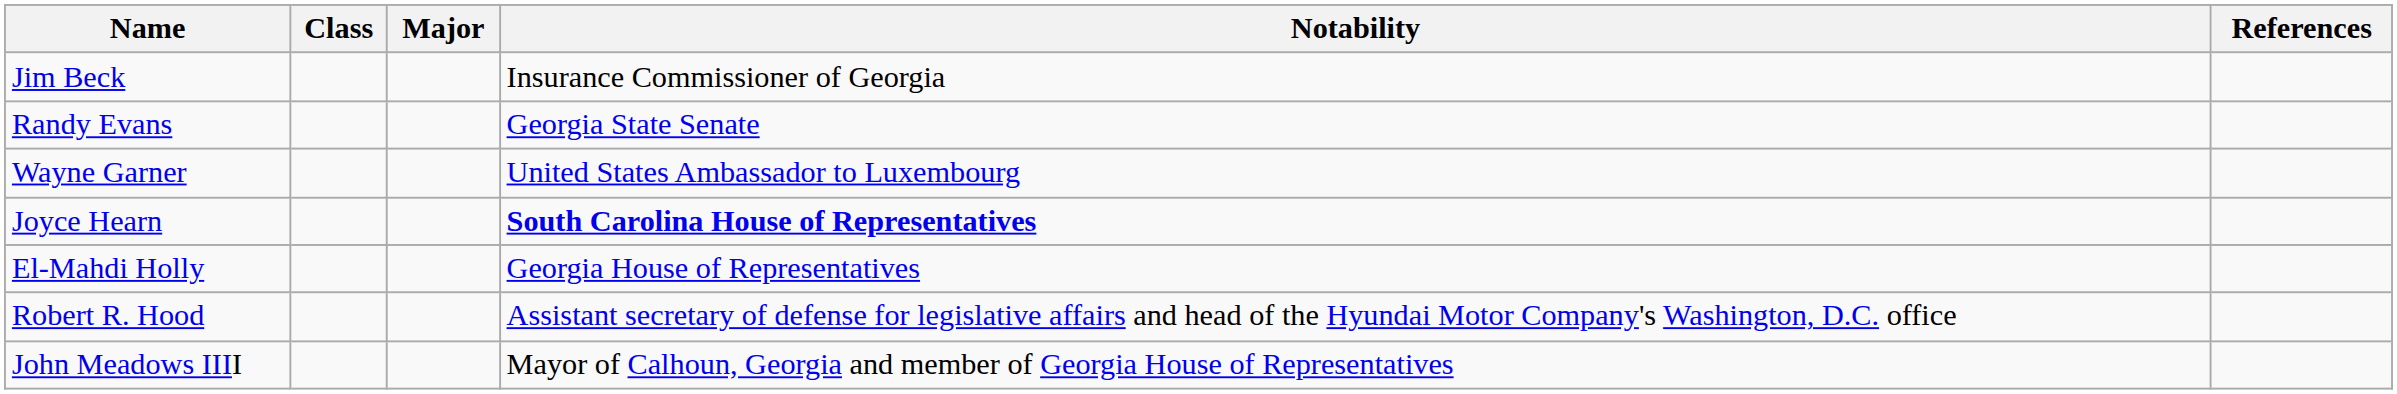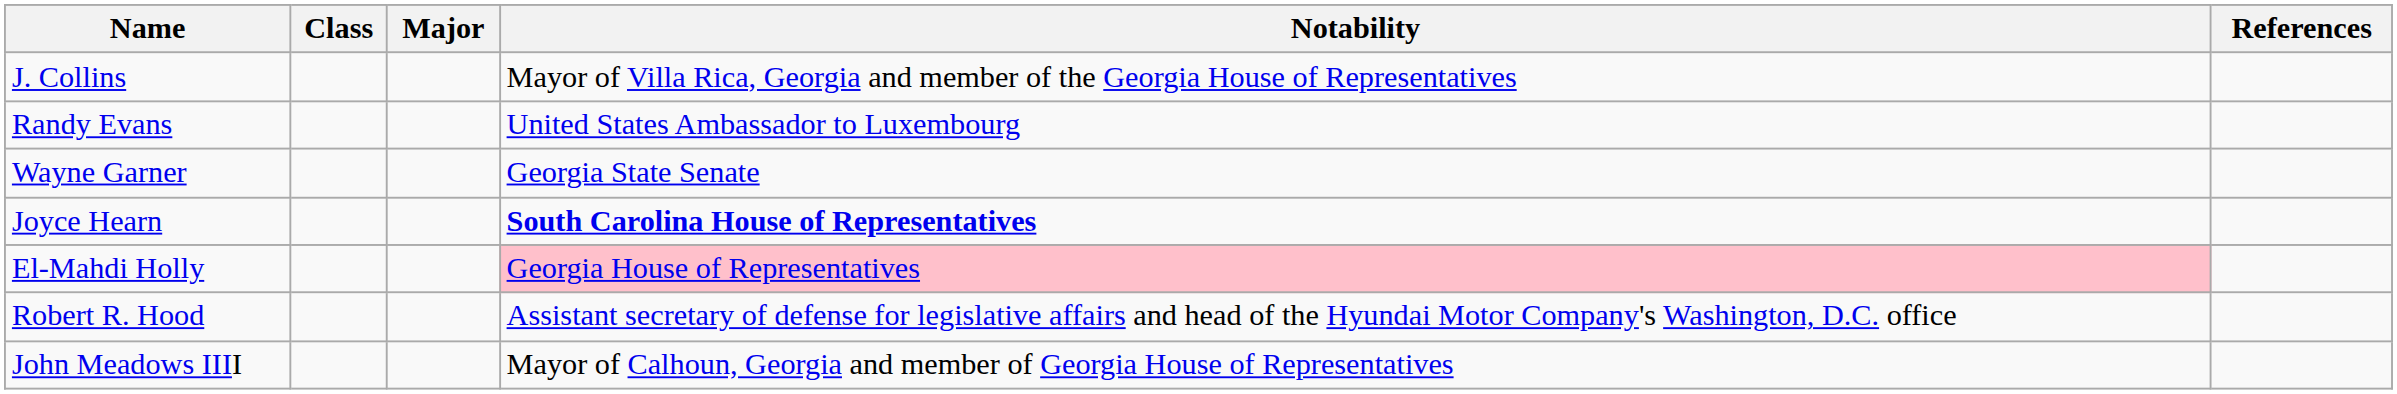- row: (69, 76)
+ row: (69, 76)
(633, 124) Georgia State Senate -> (763, 124) United States Ambassador to Luxembourg
(763, 172) United States Ambassador to Luxembourg -> (633, 172) Georgia State Senate
(713, 268) no background -> (713, 268) pink background
